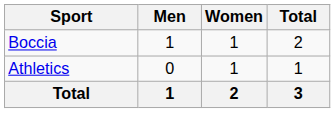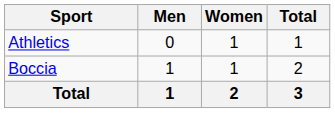rows swapped: (39, 68) <-> (32, 42)
